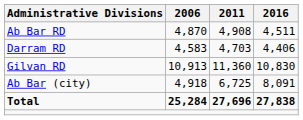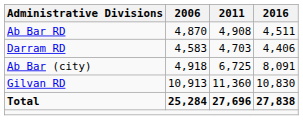rows swapped: (36, 66) <-> (49, 84)
